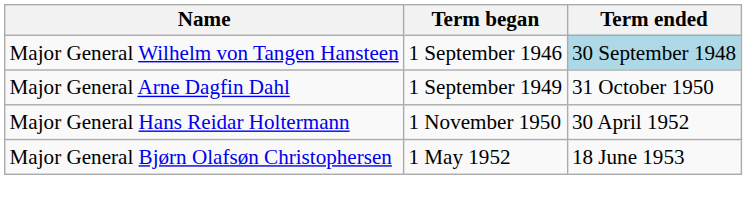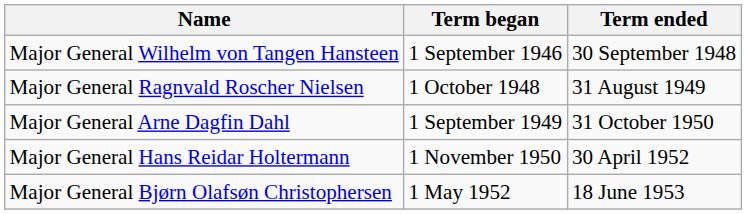(654, 51) lightblue background -> (654, 51) no background
+ row: (187, 86)
